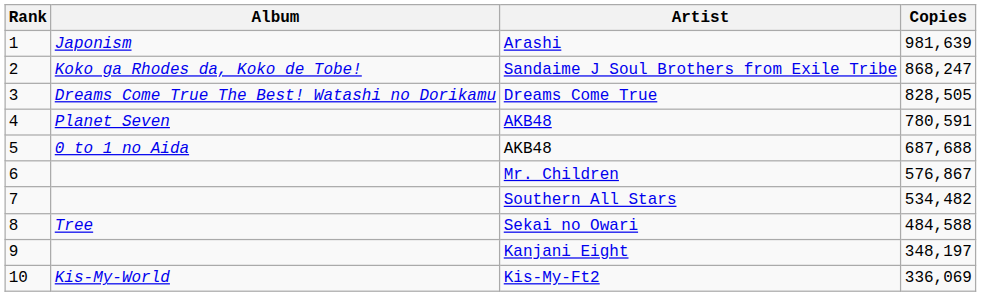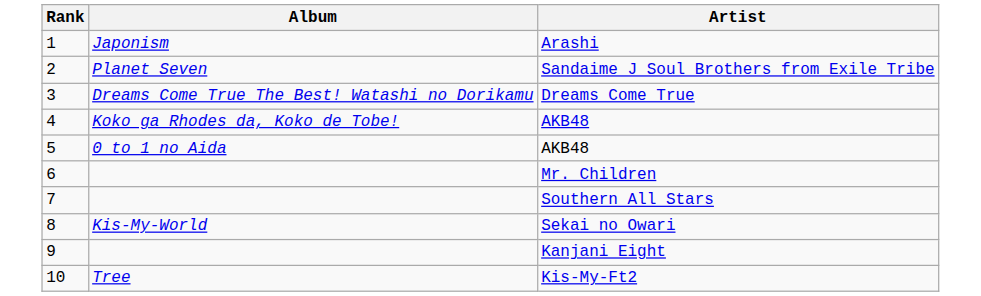- column: (938, 18)
(208, 70) Koko ga Rhodes da, Koko de Tobe! -> (150, 70) Planet Seven
(112, 122) Planet Seven -> (246, 122) Koko ga Rhodes da, Koko de Tobe!
(74, 226) Tree -> (150, 226) Kis-My-World
(112, 278) Kis-My-World -> (111, 278) Tree
